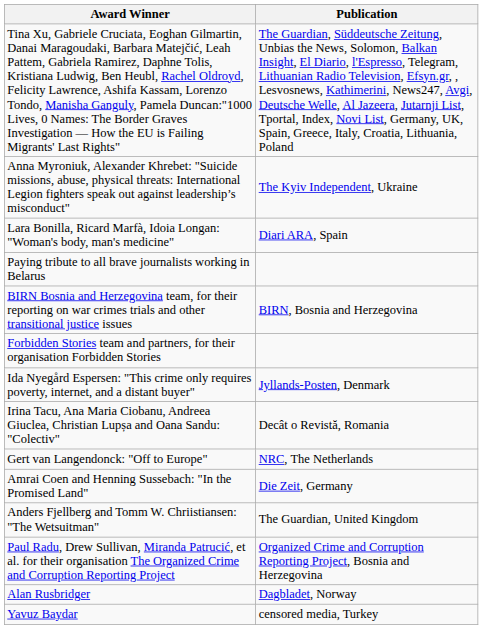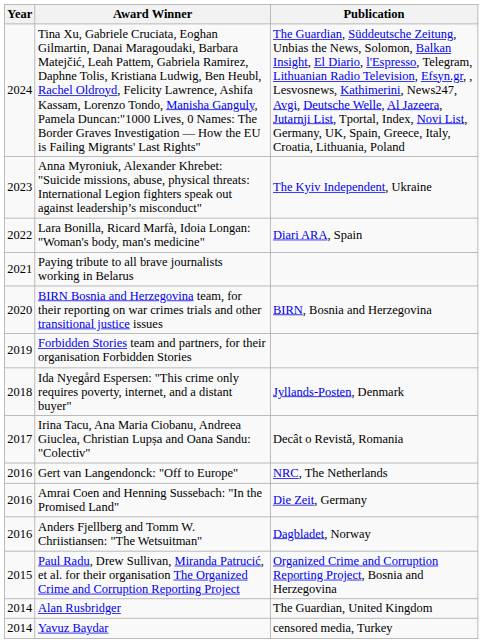+ column: (20, 14)
(338, 519) The Guardian, United Kingdom -> (322, 533) Dagbladet, Norway
(308, 594) Dagbladet, Norway -> (353, 608) The Guardian, United Kingdom
